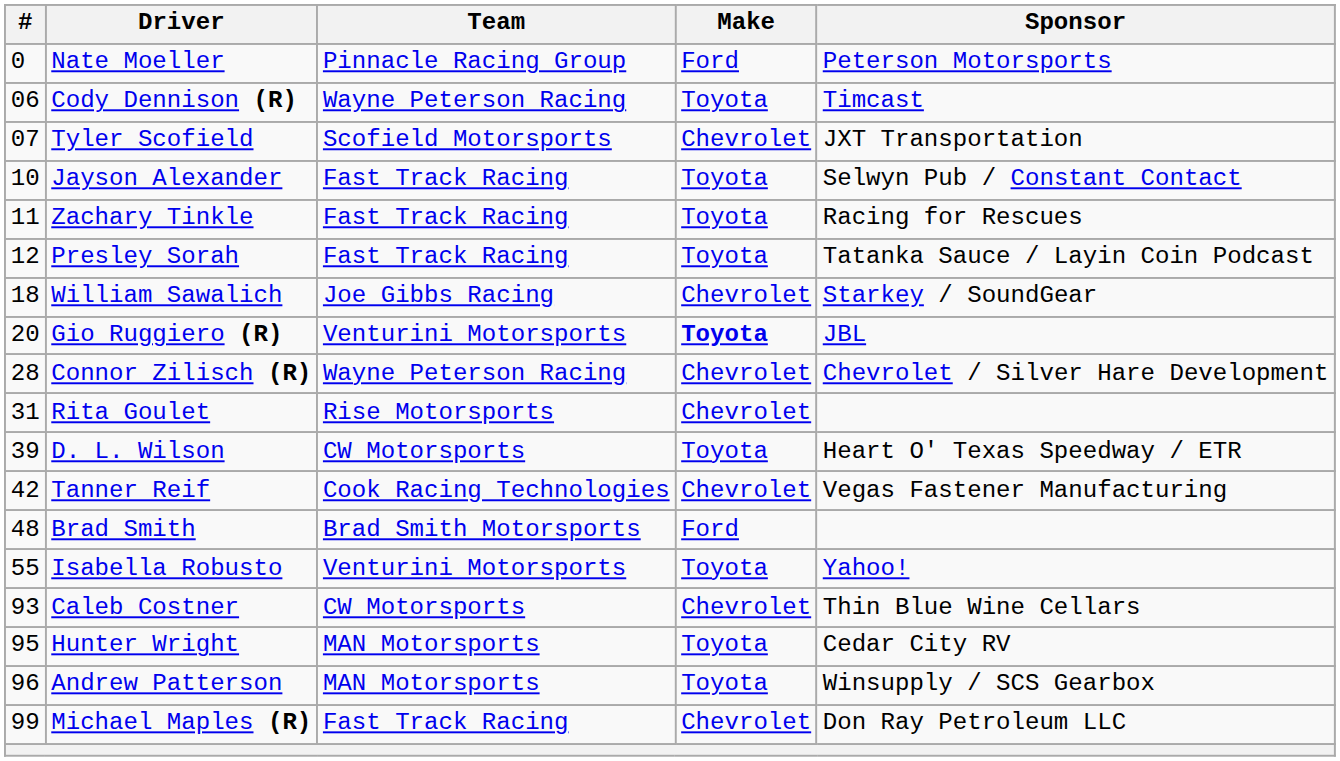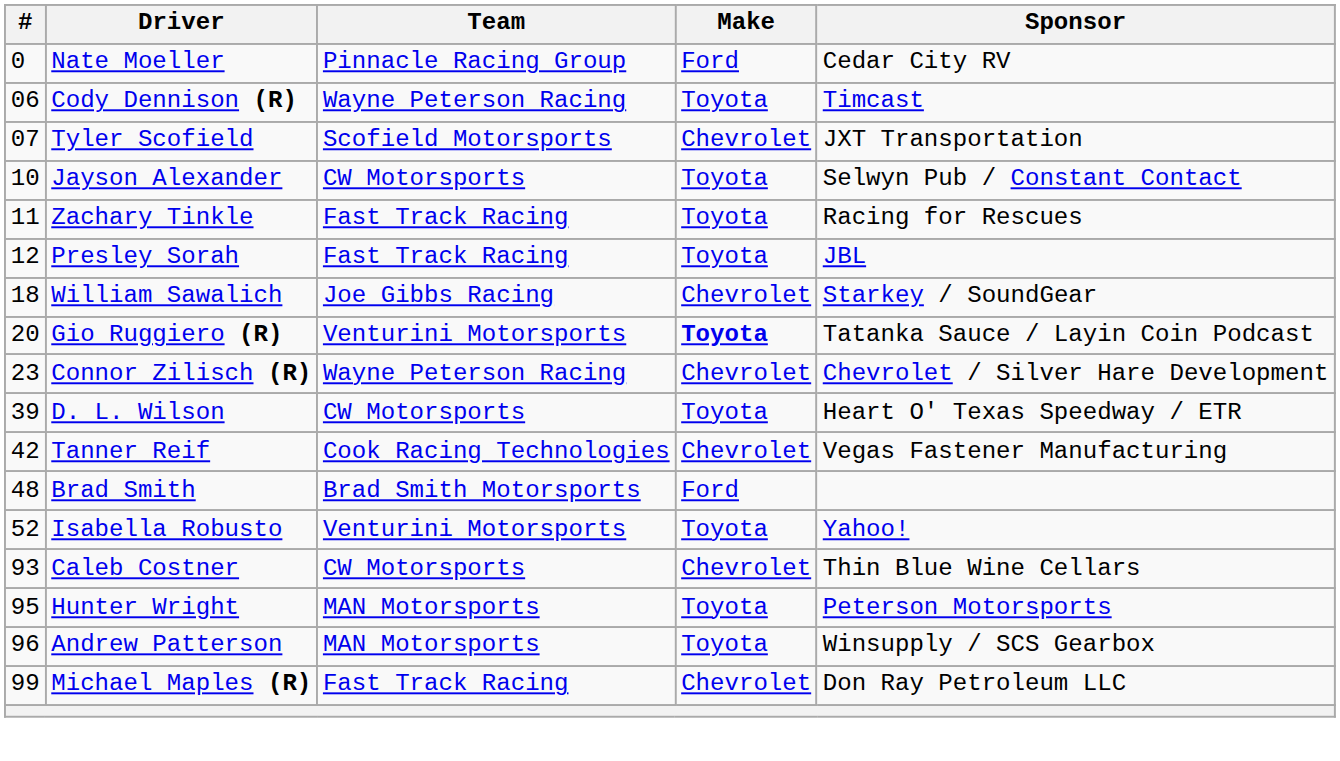(967, 64) Peterson Motorsports -> (917, 64) Cedar City RV
(446, 180) Fast Track Racing -> (424, 180) CW Motorsports
(1068, 258) Tatanka Sauce / Layin Coin Podcast -> (844, 258) JBL
(844, 336) JBL -> (1068, 336) Tatanka Sauce / Layin Coin Podcast
(25, 375) 28 -> (25, 375) 23
- row: (131, 414)
(25, 569) 55 -> (25, 530) 52
(917, 647) Cedar City RV -> (967, 608) Peterson Motorsports
